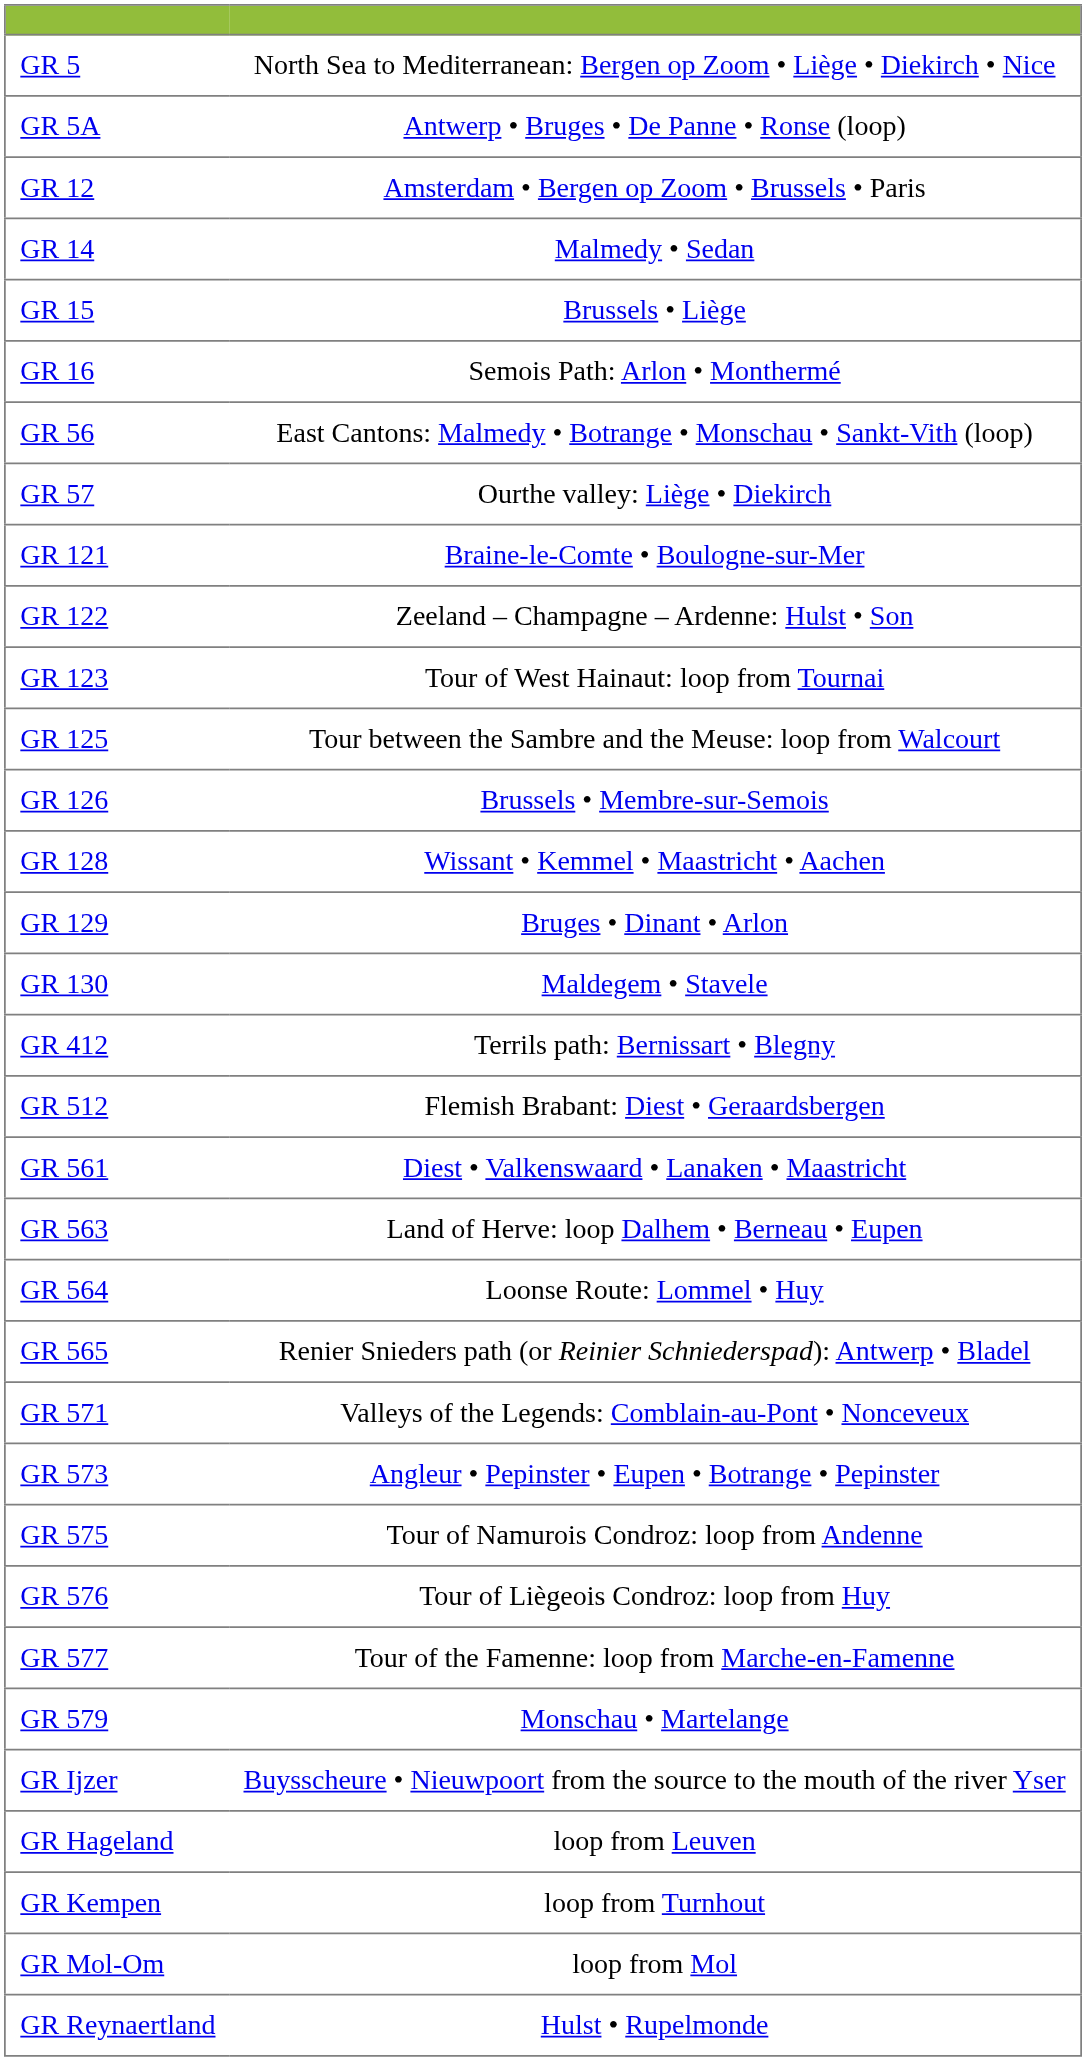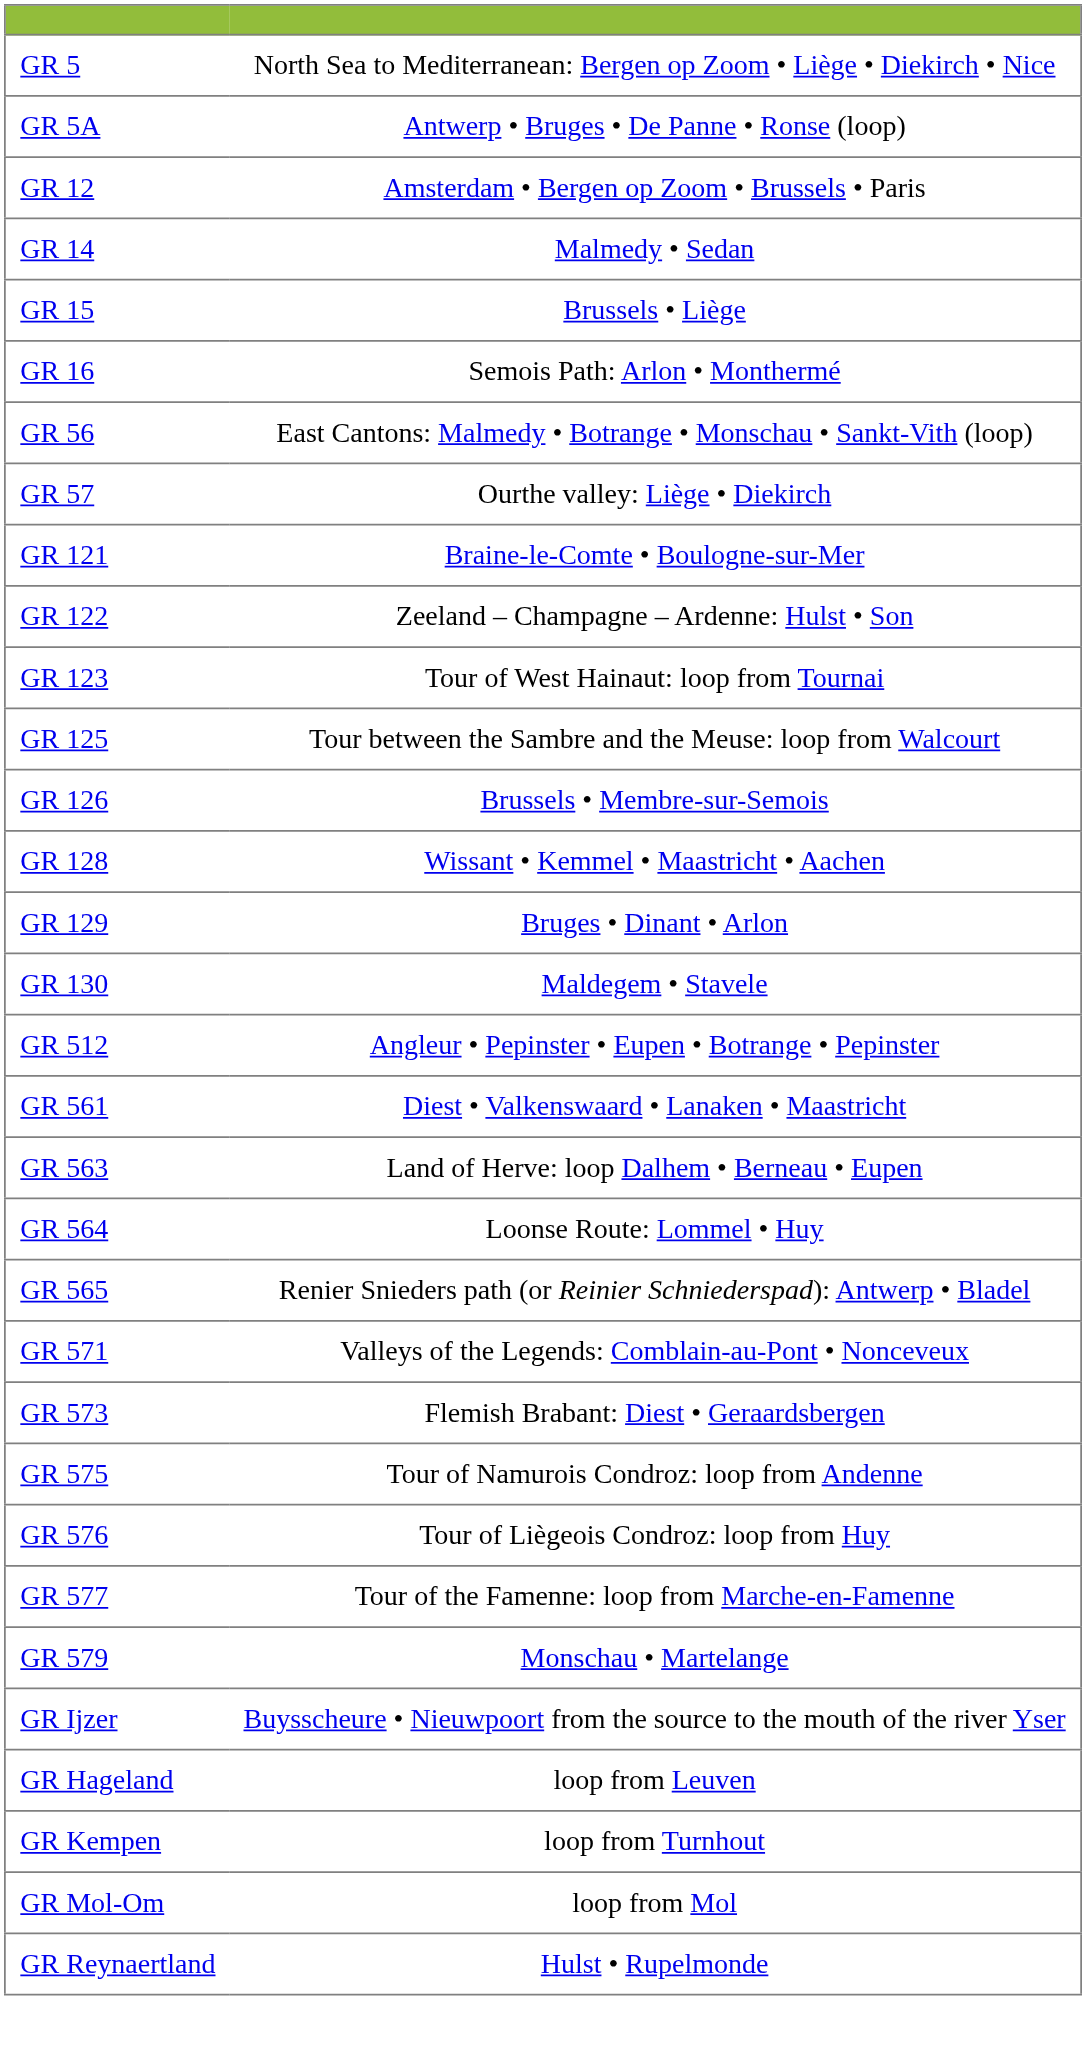- row: (64, 1044)
(655, 1106) Flemish Brabant: Diest • Geraardsbergen -> (655, 1044) Angleur • Pepinster • Eupen • Botrange • Pepinster
(655, 1473) Angleur • Pepinster • Eupen • Botrange • Pepinster -> (655, 1412) Flemish Brabant: Diest • Geraardsbergen
